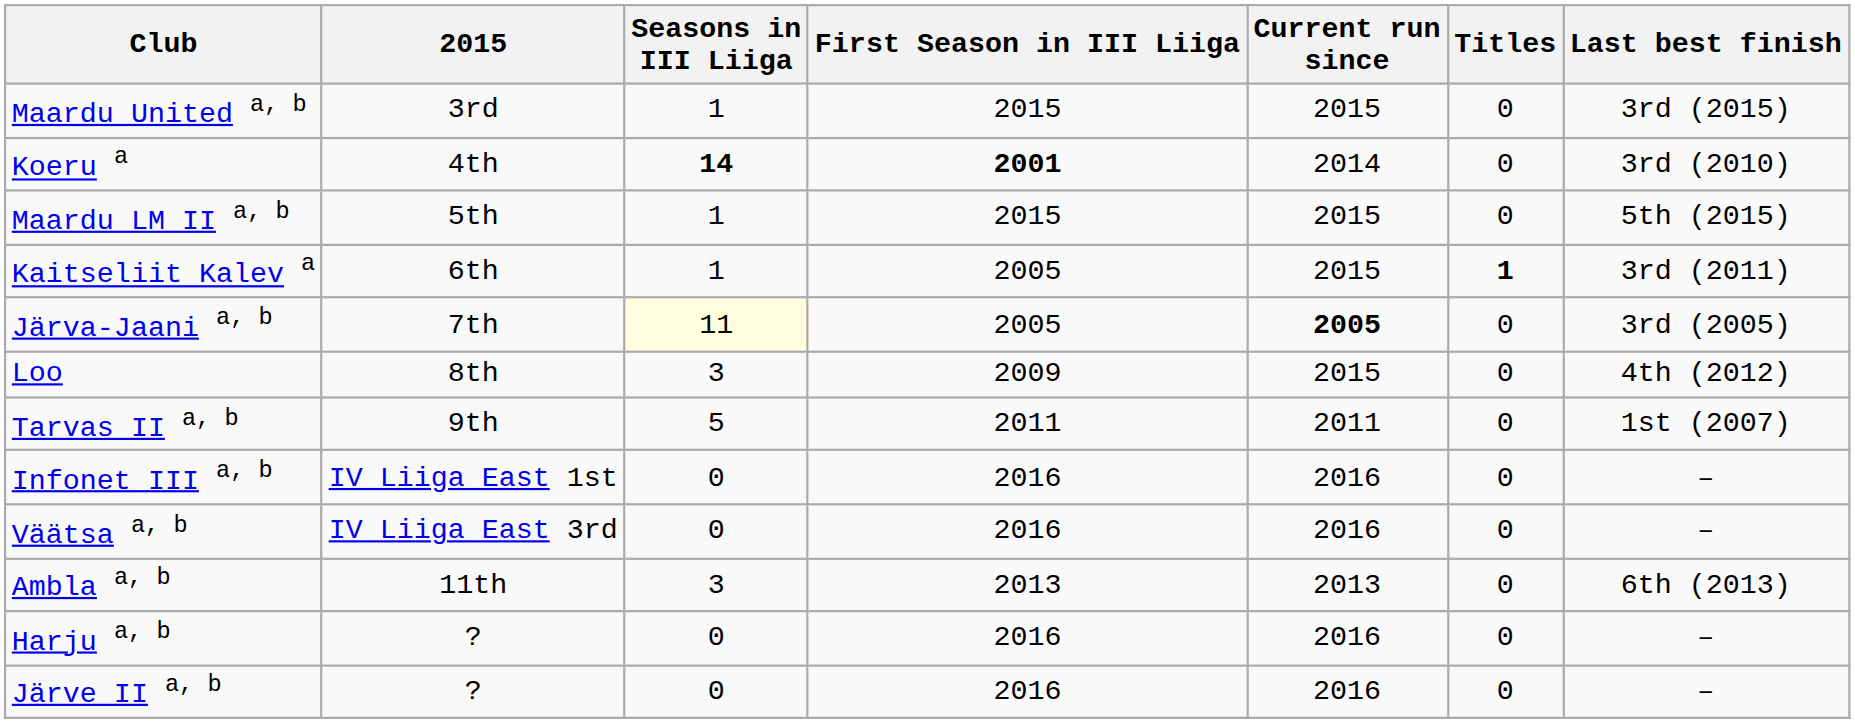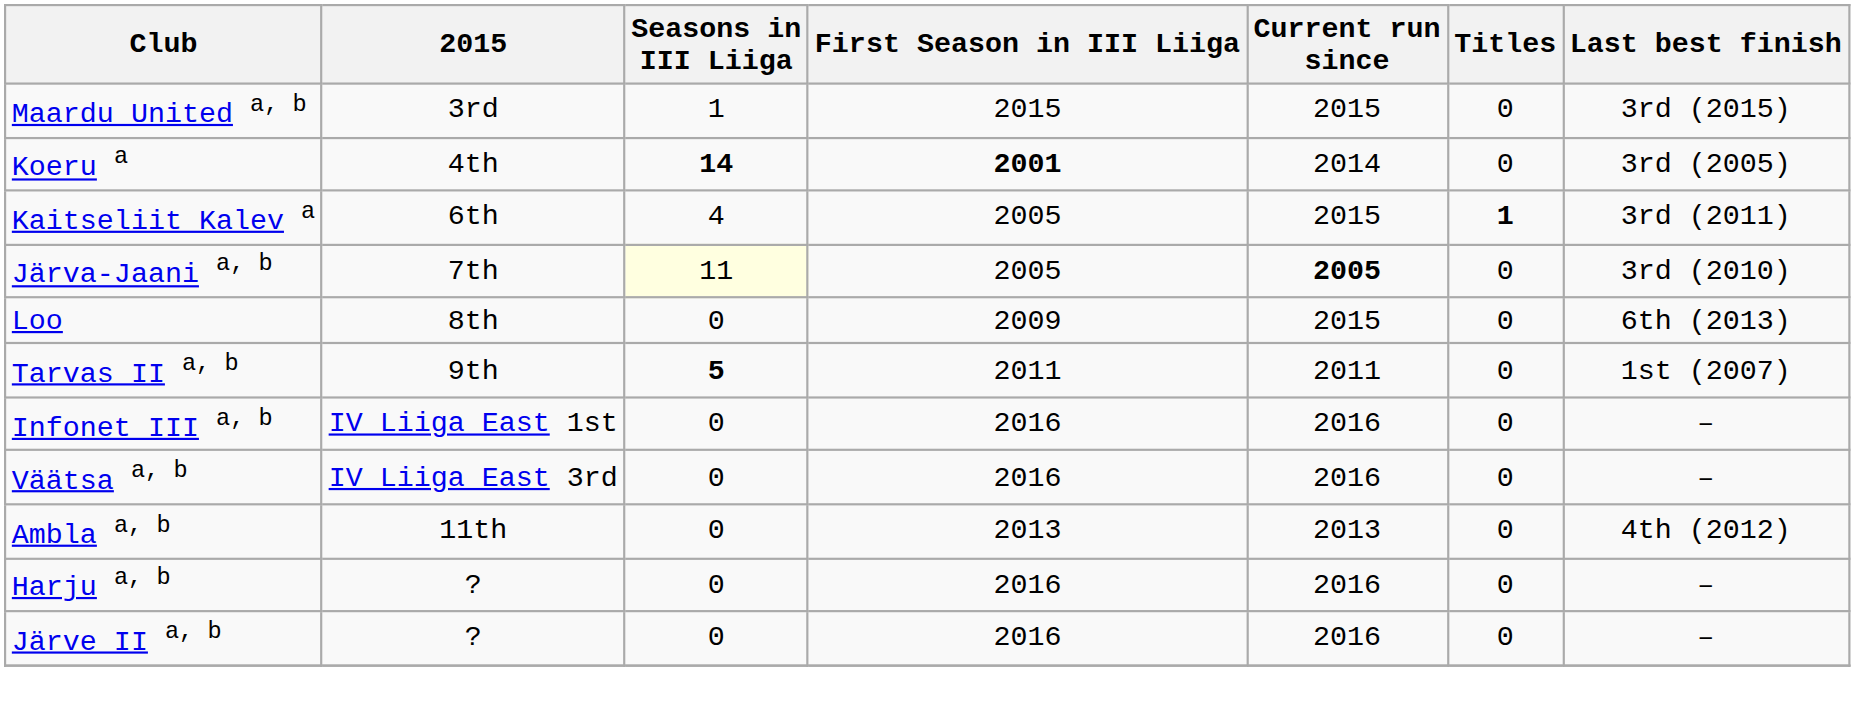(1706, 164) 3rd (2010) -> (1706, 164) 3rd (2005)
- row: (151, 218)
(716, 271) 1 -> (716, 218) 4
(1706, 324) 3rd (2005) -> (1706, 271) 3rd (2010)
(716, 374) 3 -> (716, 321) 0
(1706, 374) 4th (2012) -> (1706, 321) 6th (2013)
(716, 424) normal -> (716, 371) bold
(716, 584) 3 -> (716, 531) 0
(1706, 584) 6th (2013) -> (1706, 531) 4th (2012)
